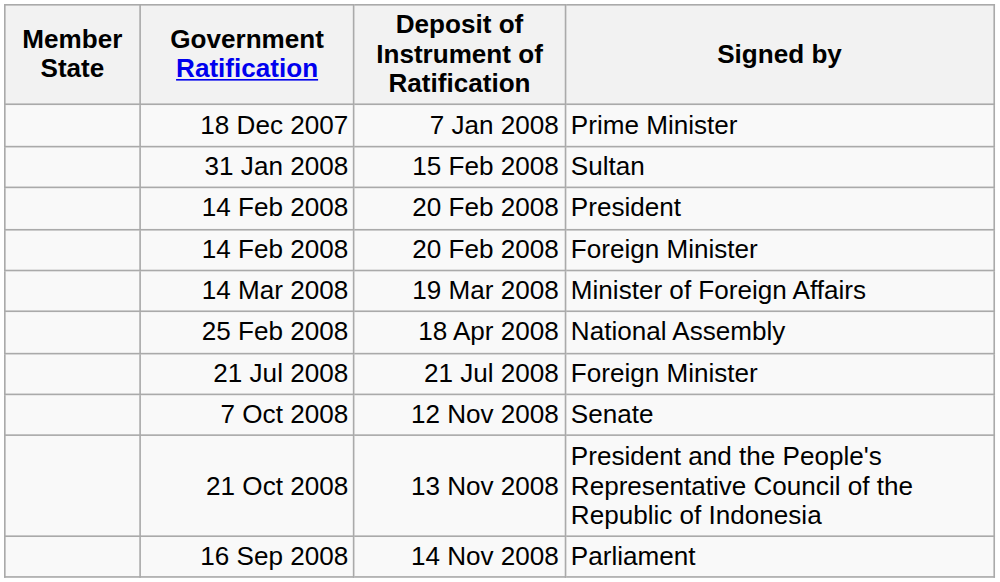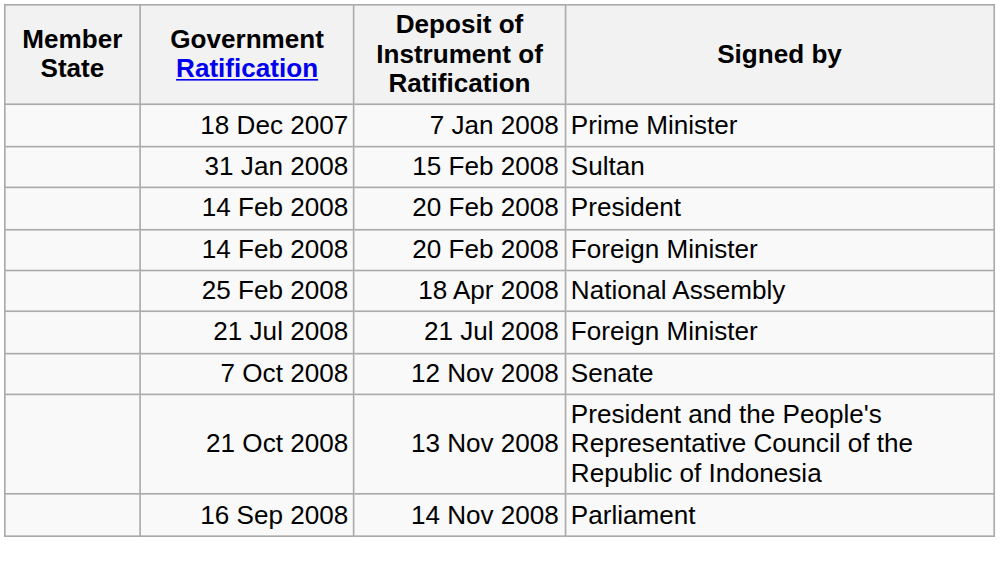- row: (275, 290)
